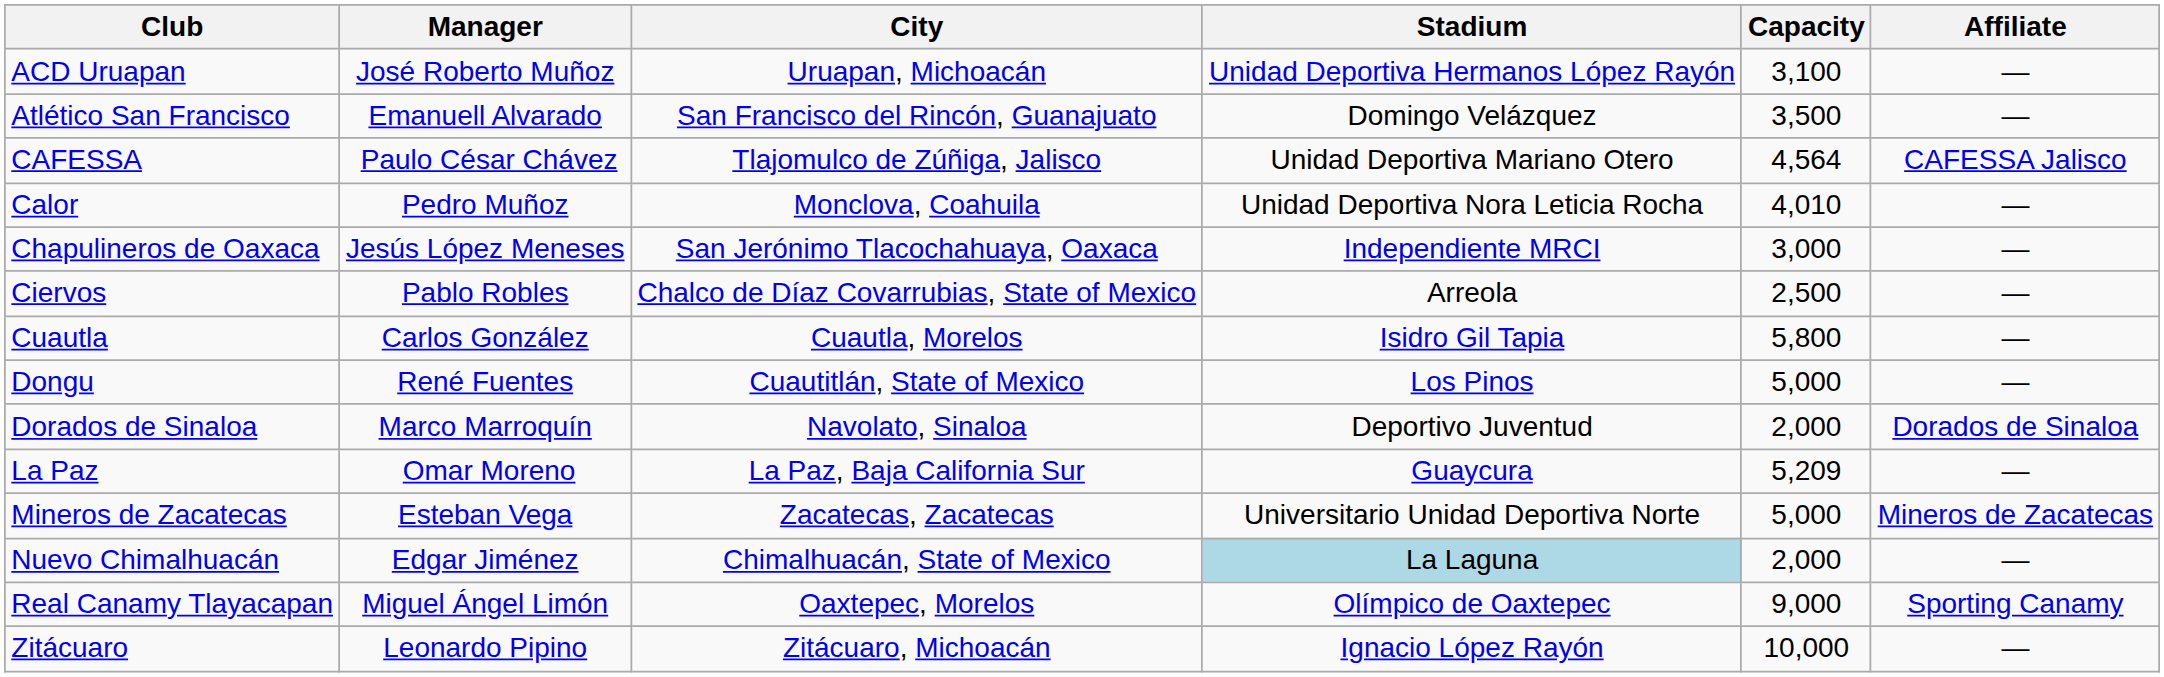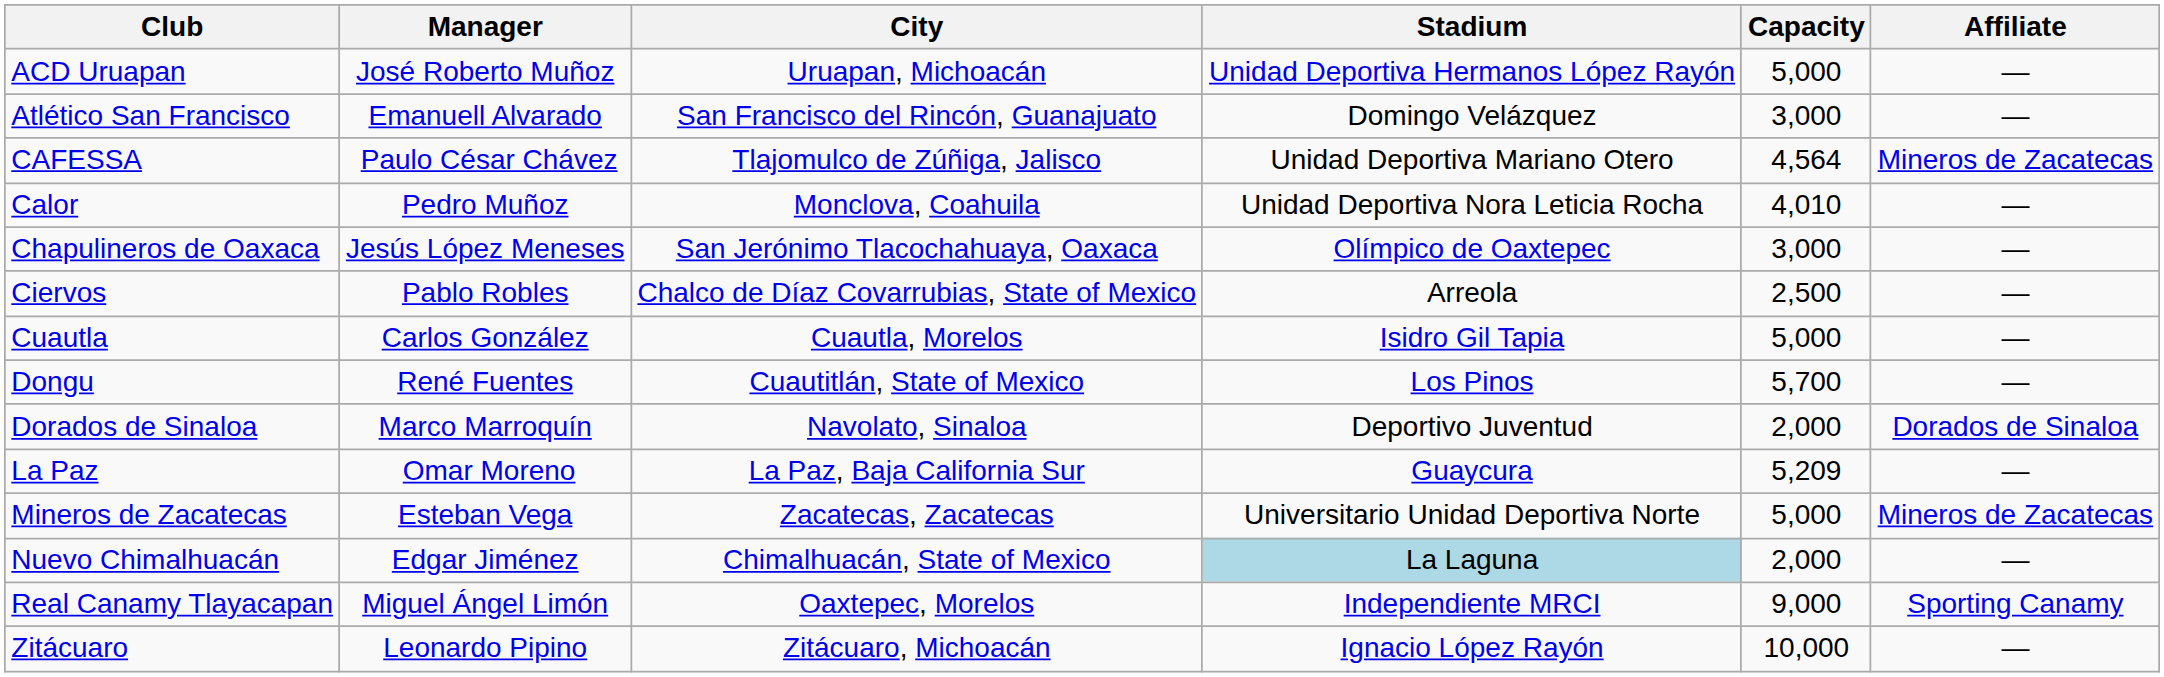(1806, 71) 3,100 -> (1806, 71) 5,000
(1806, 115) 3,500 -> (1806, 115) 3,000
(2015, 159) CAFESSA Jalisco -> (2015, 159) Mineros de Zacatecas
(1472, 248) Independiente MRCI -> (1472, 248) Olímpico de Oaxtepec
(1806, 337) 5,800 -> (1806, 337) 5,000
(1806, 381) 5,000 -> (1806, 381) 5,700
(1472, 603) Olímpico de Oaxtepec -> (1472, 603) Independiente MRCI
